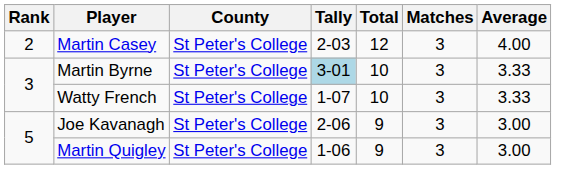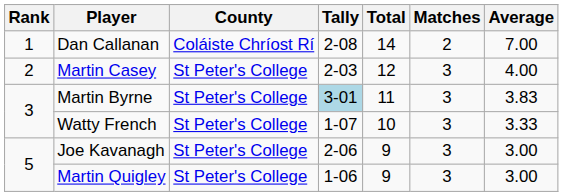+ row: (108, 44)
(379, 71) 10 -> (386, 97) 11
(514, 71) 3.33 -> (521, 97) 3.83
